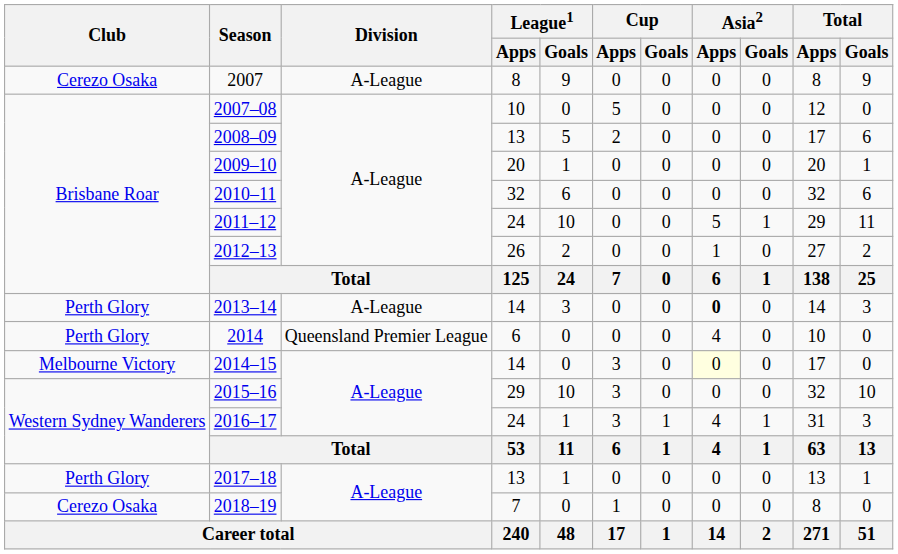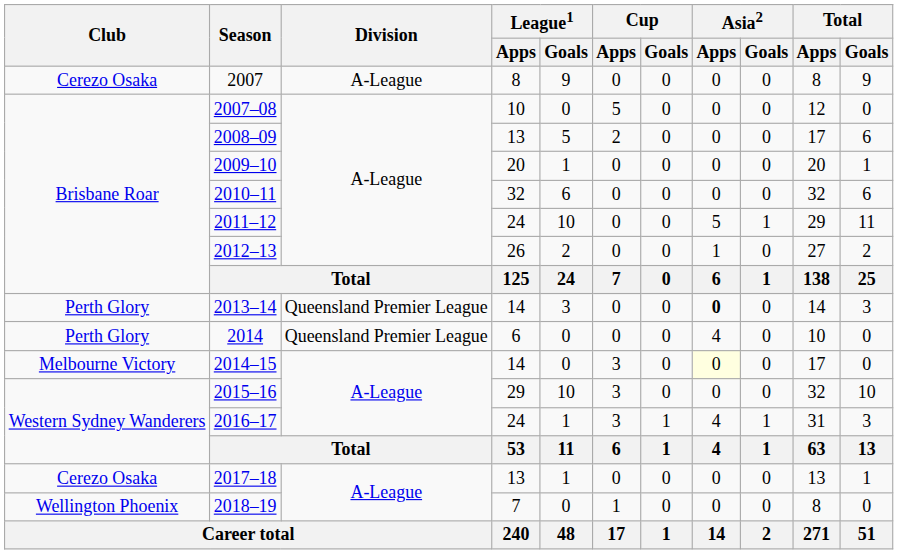(386, 307) A-League -> (386, 307) Queensland Premier League
(107, 478) Perth Glory -> (107, 478) Cerezo Osaka
(107, 506) Cerezo Osaka -> (107, 506) Wellington Phoenix
